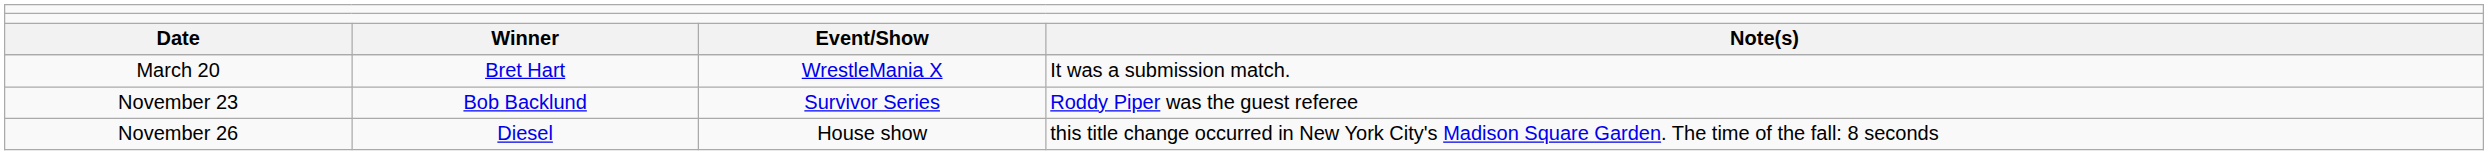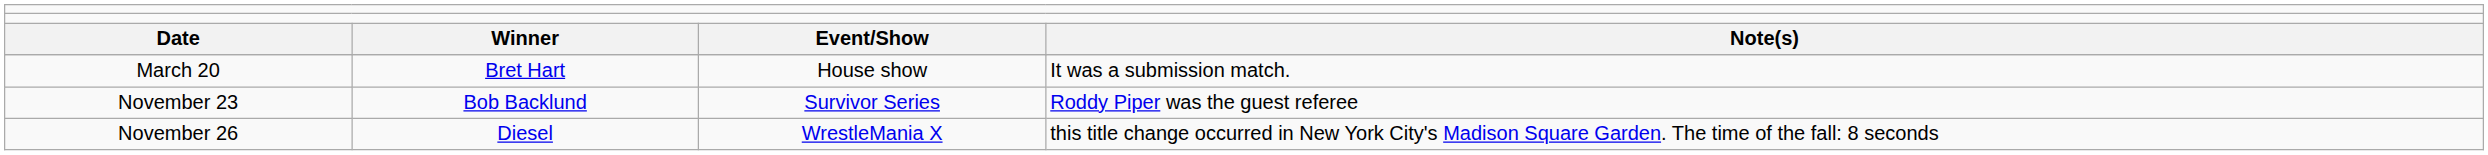(872, 70) WrestleMania X -> (872, 70) House show
(872, 133) House show -> (872, 133) WrestleMania X
